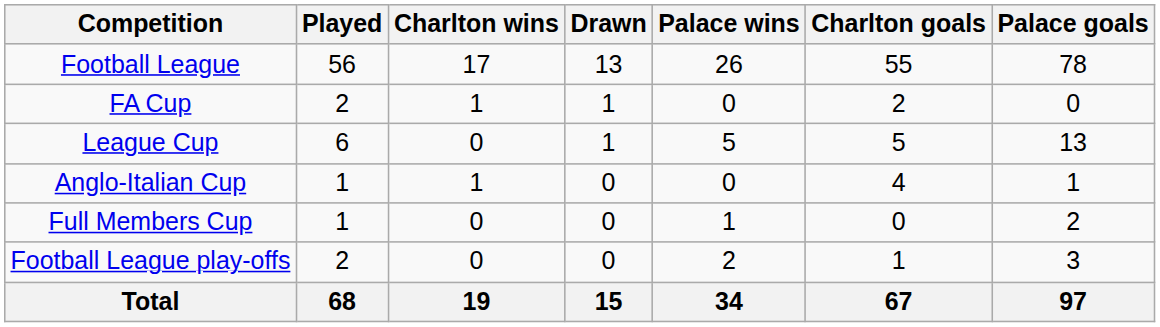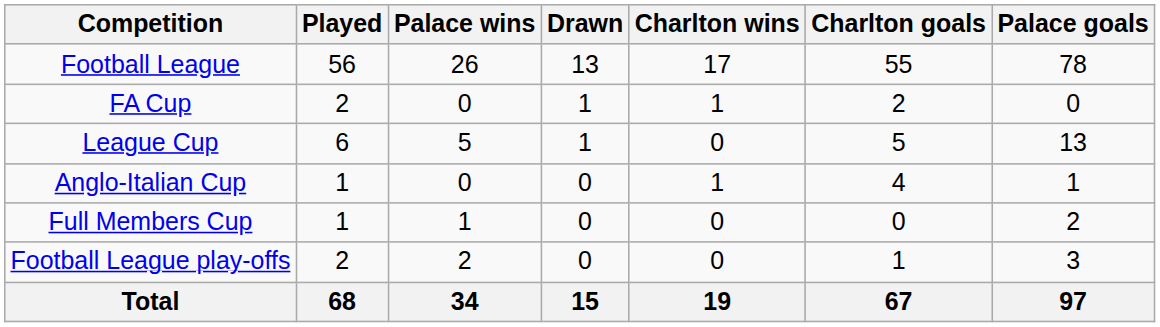columns swapped: (476, 24) <-> (729, 24)
